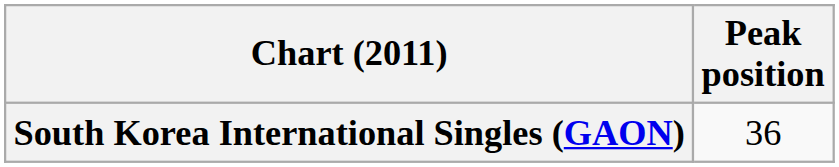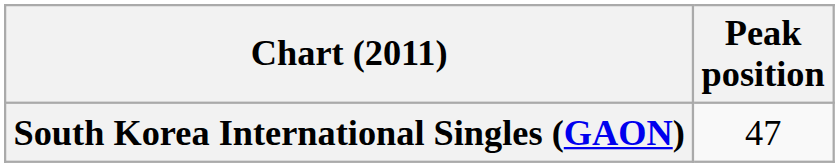(763, 131) 36 -> (763, 131) 47
